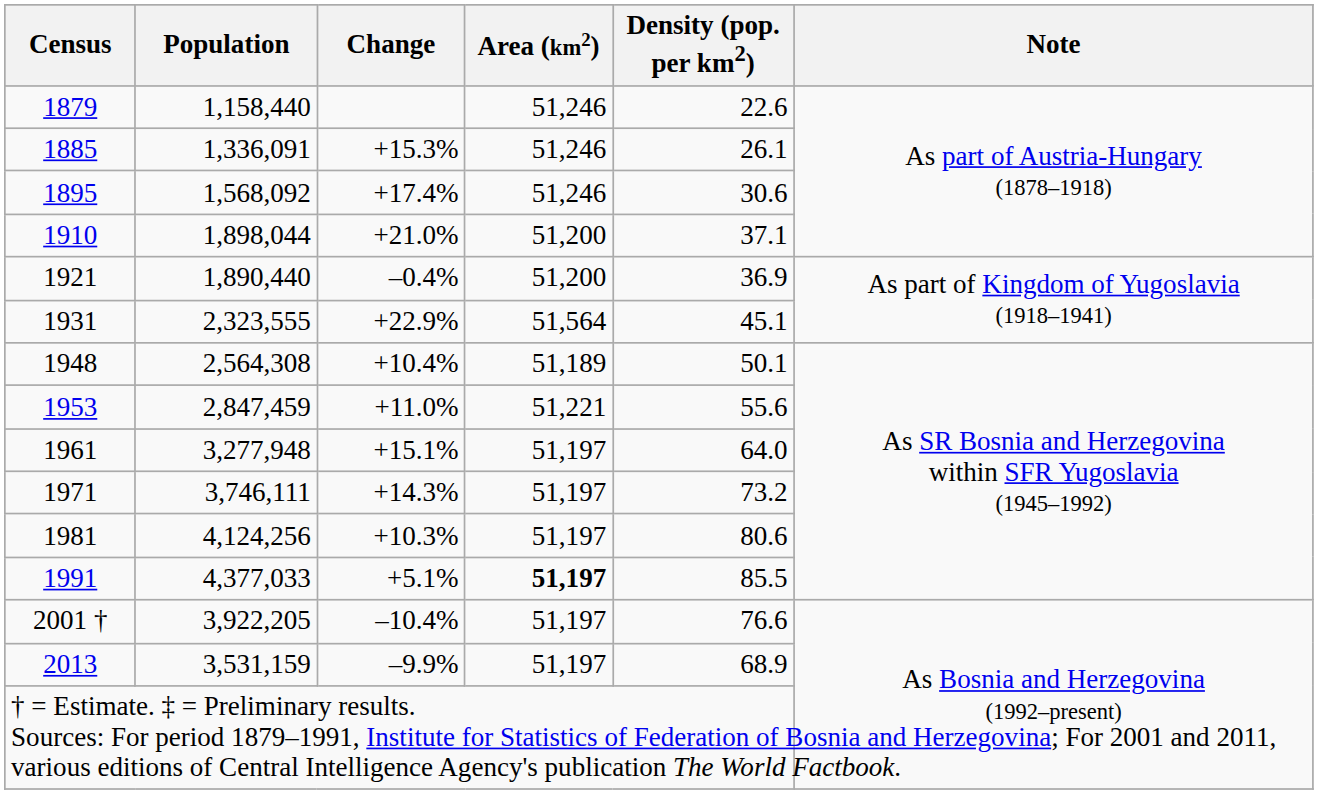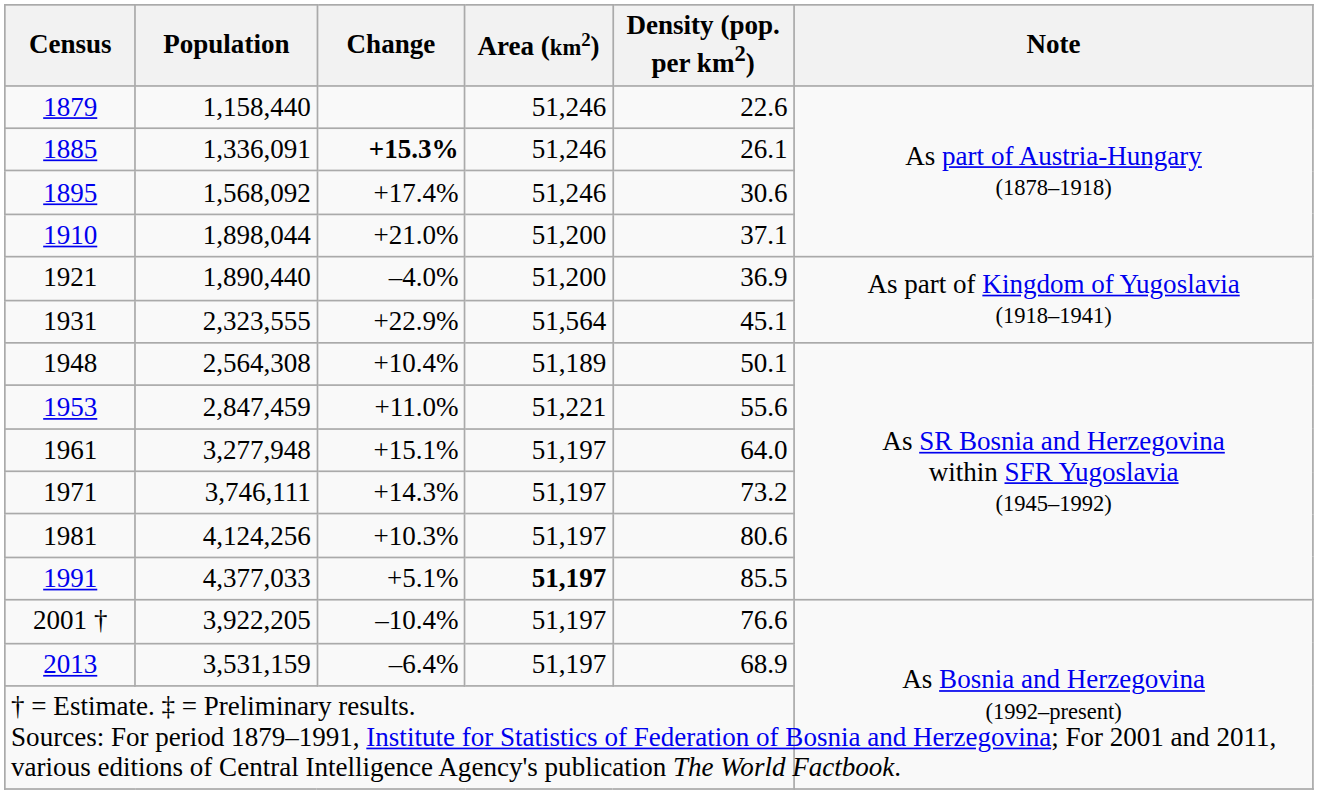(416, 149) normal -> (414, 149) bold
(424, 278) –0.4% -> (424, 278) –4.0%
(424, 664) –9.9% -> (424, 664) –6.4%
